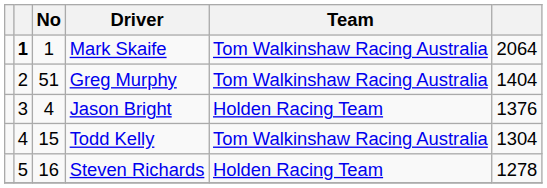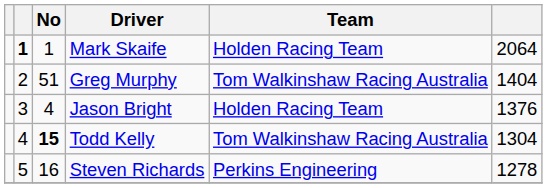(350, 49) Tom Walkinshaw Racing Australia -> (298, 49) Holden Racing Team
(49, 139) normal -> (49, 139) bold
(298, 168) Holden Racing Team -> (295, 168) Perkins Engineering
